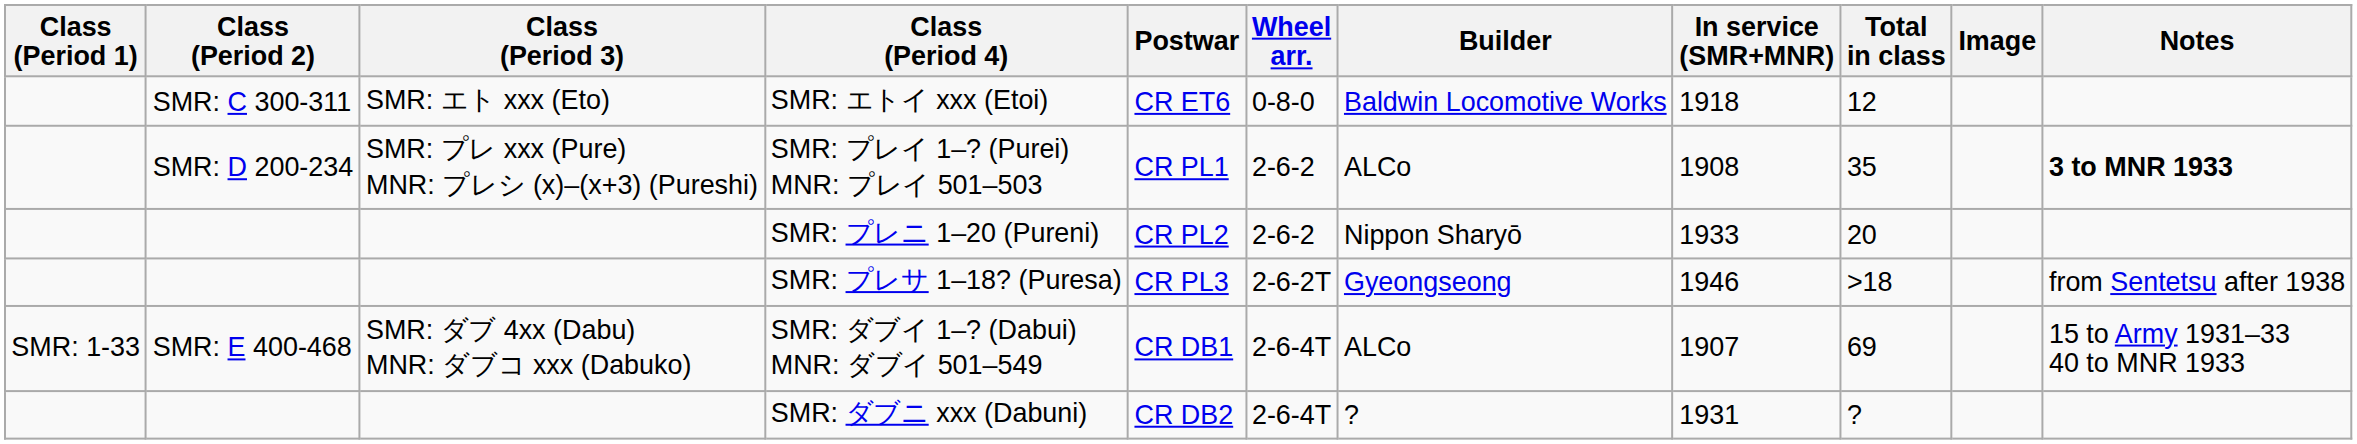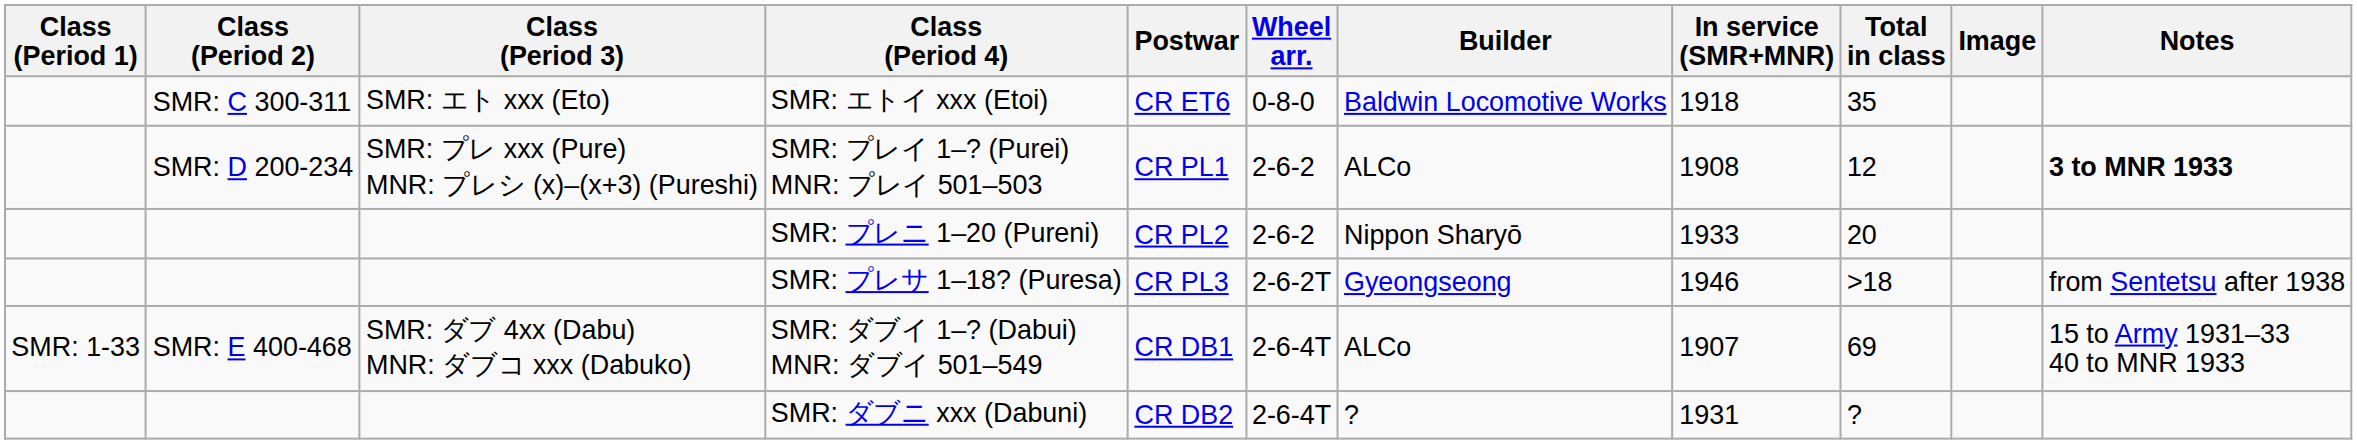(1862, 101) 12 -> (1862, 101) 35
(1862, 167) 35 -> (1862, 167) 12
